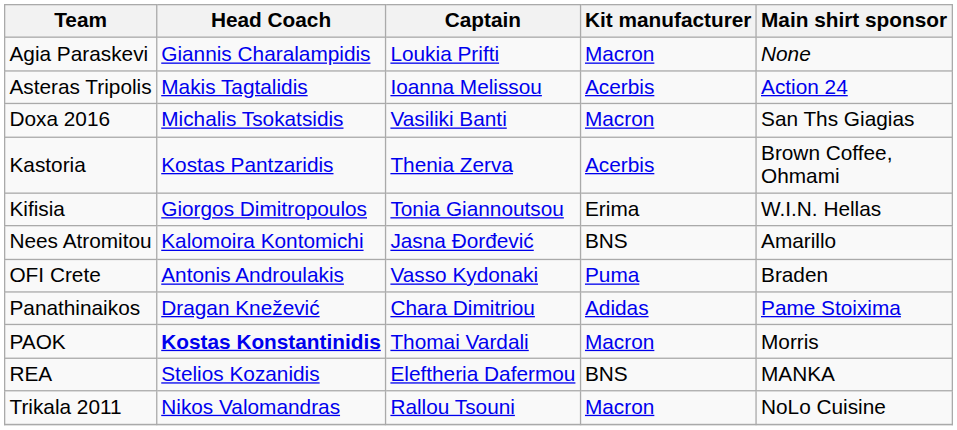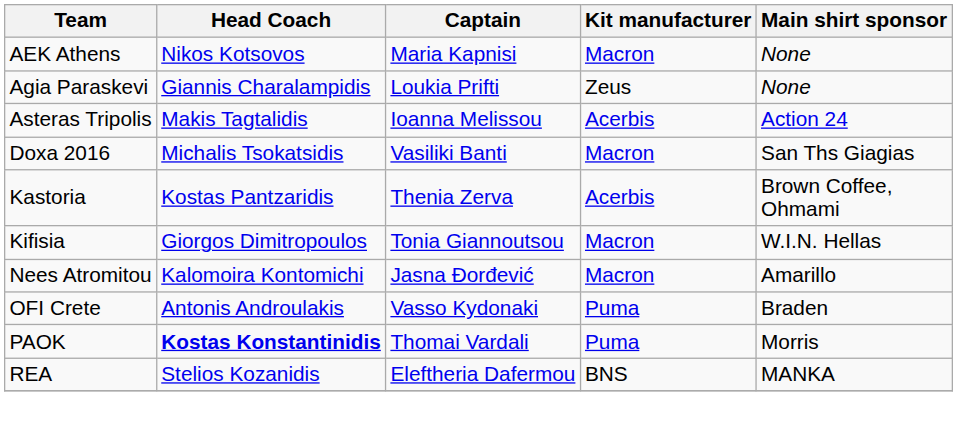+ row: (65, 53)
(620, 53) Macron -> (608, 86) Zeus
(612, 209) Erima -> (620, 242) Macron
(606, 242) BNS -> (620, 275) Macron
- row: (75, 308)
(620, 341) Macron -> (612, 341) Puma
- row: (66, 407)
